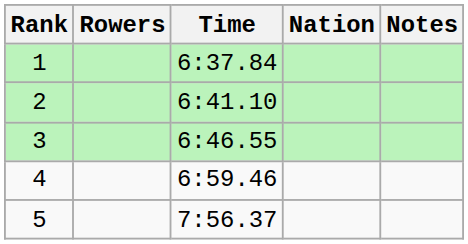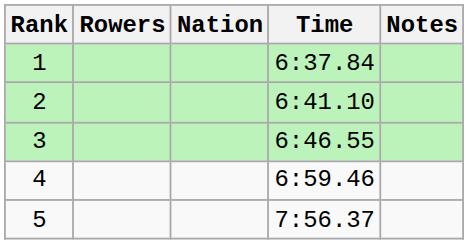columns swapped: (332, 24) <-> (227, 24)
